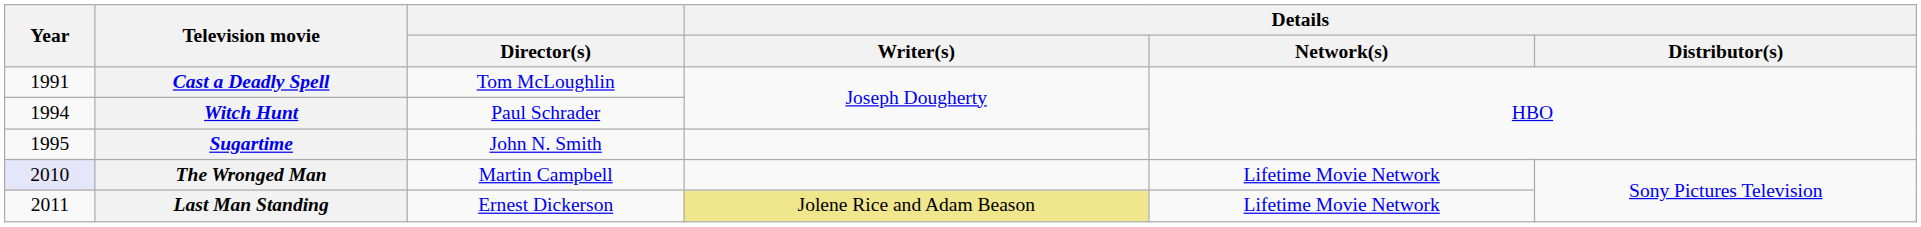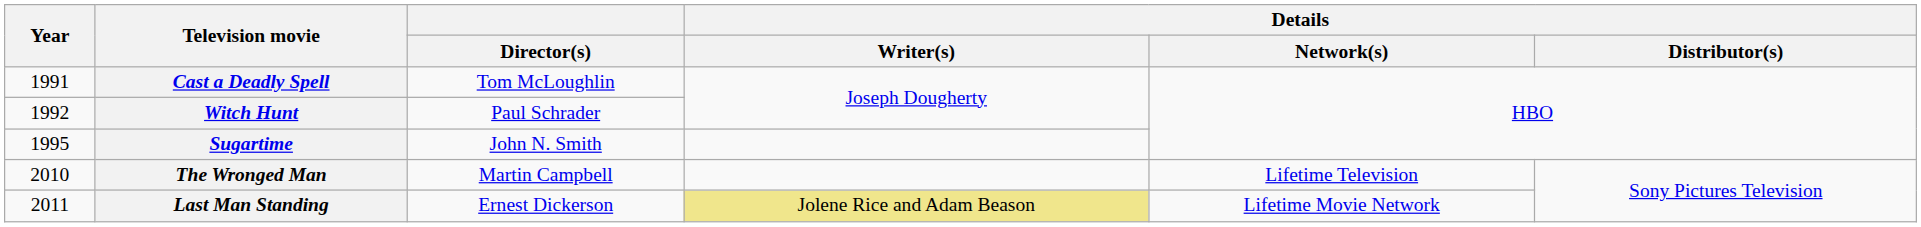(50, 112) 1994 -> (50, 112) 1992
(50, 174) lavender background -> (50, 174) no background
(1342, 174) Lifetime Movie Network -> (1342, 174) Lifetime Television
